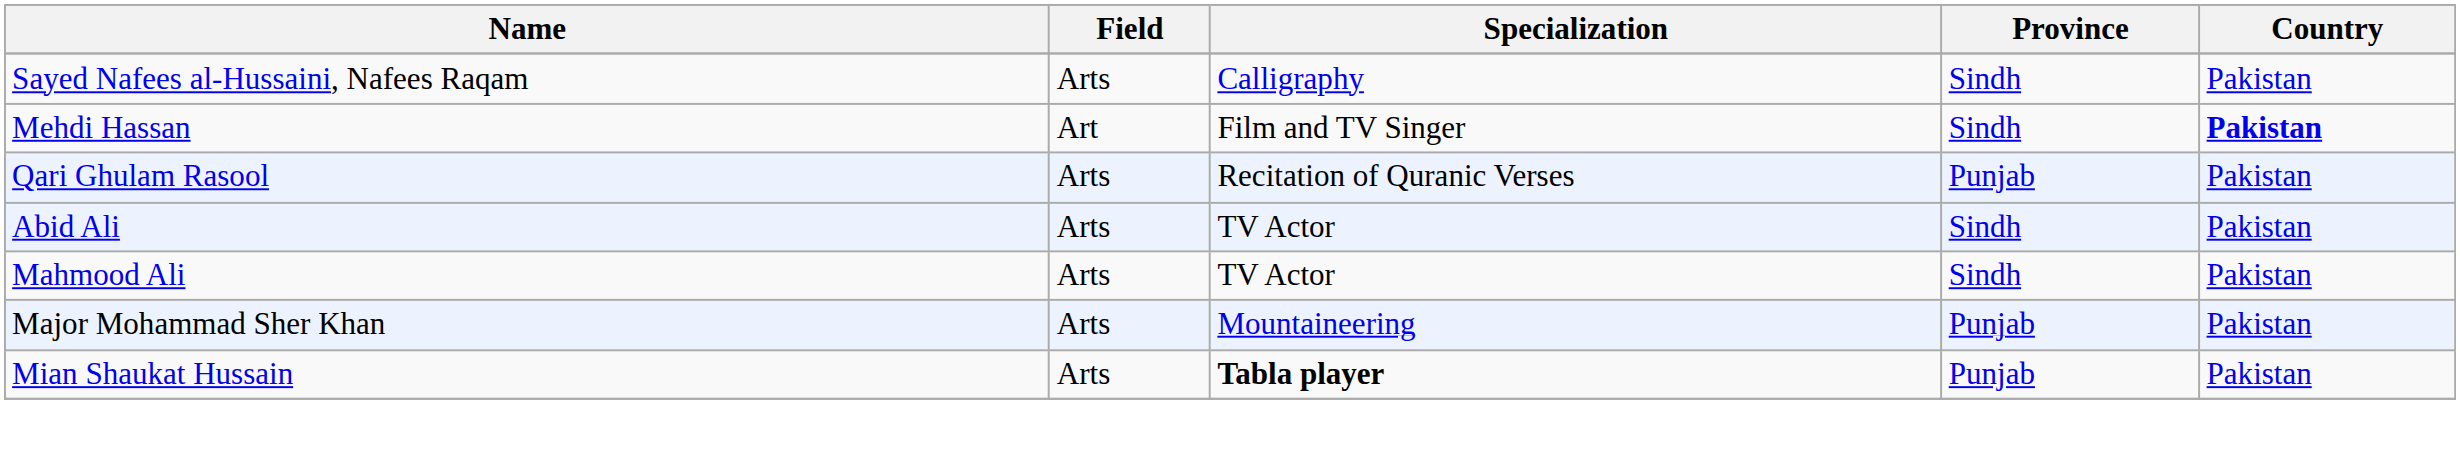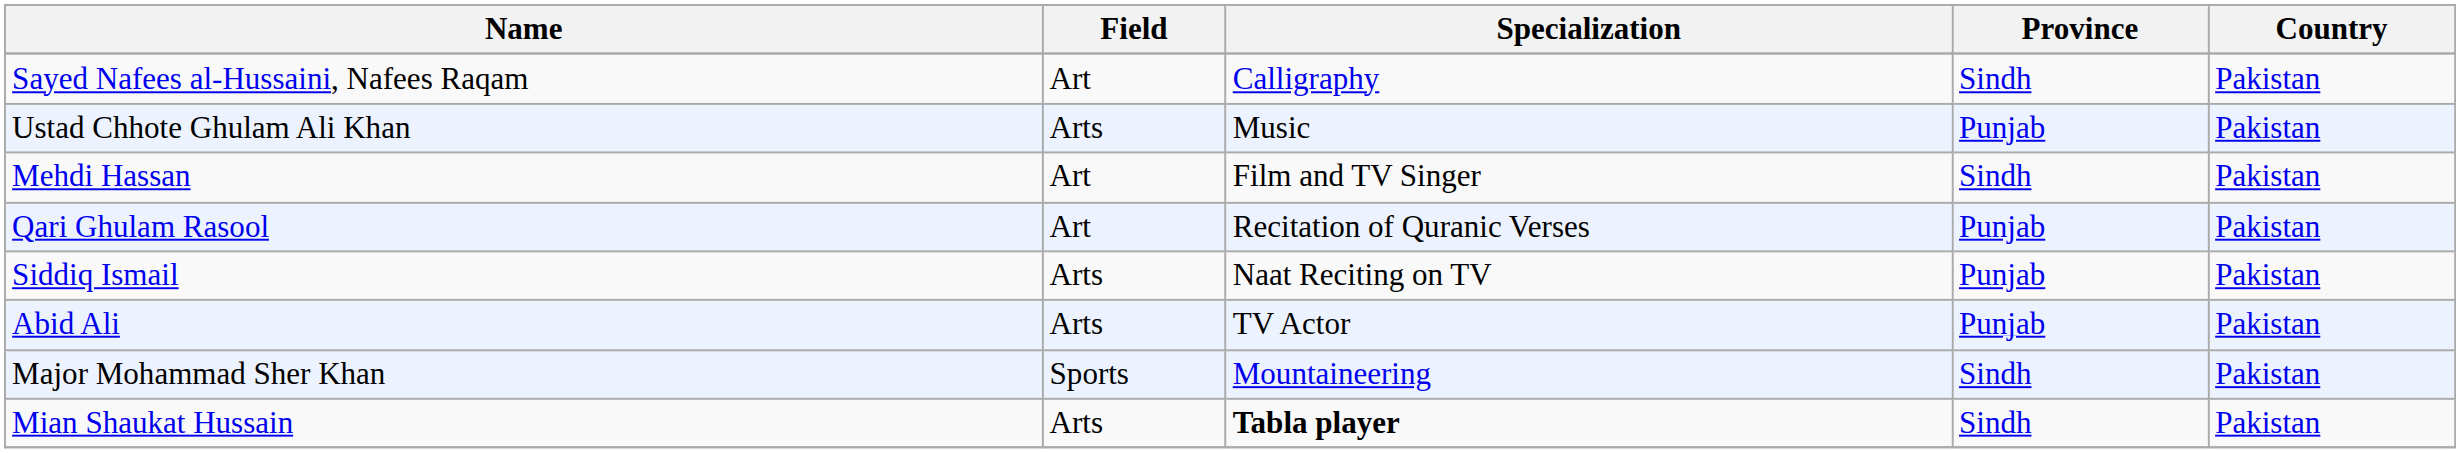(1084, 78) Arts -> (1070, 78) Art
+ row: (211, 127)
(2264, 127) bold -> (2268, 176) normal
(1084, 176) Arts -> (1070, 226) Art
+ row: (95, 275)
(1985, 226) Sindh -> (2002, 324) Punjab
- row: (99, 275)
(1084, 324) Arts -> (1089, 373) Sports
(1992, 324) Punjab -> (1995, 373) Sindh
(1992, 373) Punjab -> (1995, 422) Sindh
